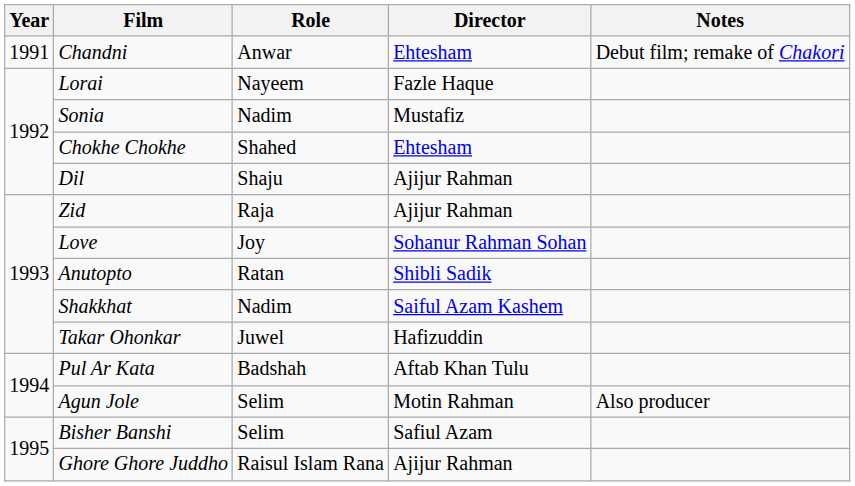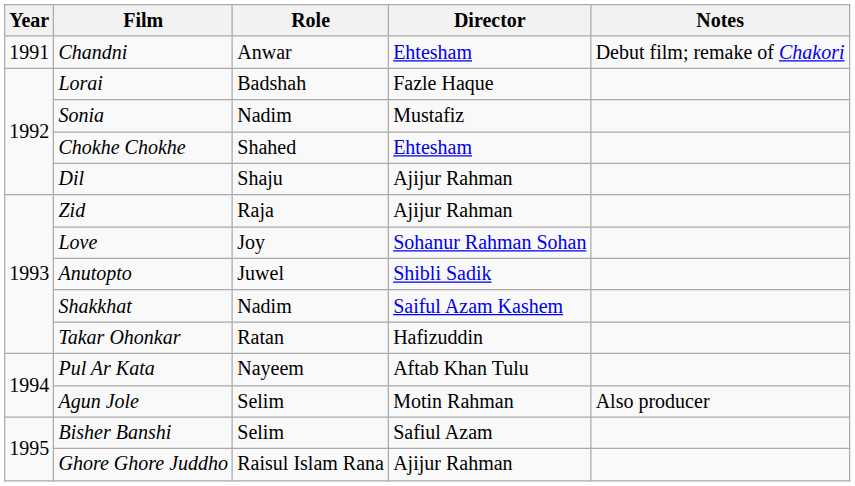(271, 83) Nayeem -> (272, 83) Badshah
(261, 274) Ratan -> (261, 274) Juwel
(261, 337) Juwel -> (261, 337) Ratan
(272, 369) Badshah -> (271, 369) Nayeem
